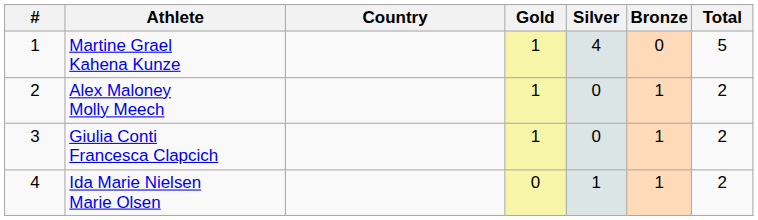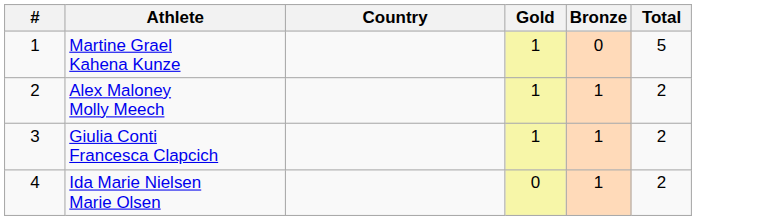- column: (596, 17)
